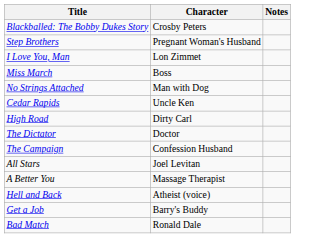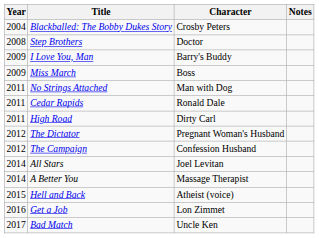+ column: (16, 12)
(207, 42) Pregnant Woman's Husband -> (190, 42) Doctor
(177, 57) Lon Zimmet -> (204, 57) Barry's Buddy
(173, 103) Uncle Ken -> (201, 103) Ronald Dale
(166, 133) Doctor -> (230, 133) Pregnant Woman's Husband
(180, 210) Barry's Buddy -> (201, 210) Lon Zimmet
(177, 225) Ronald Dale -> (197, 225) Uncle Ken
